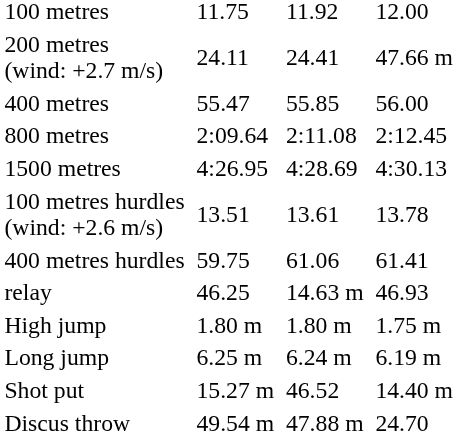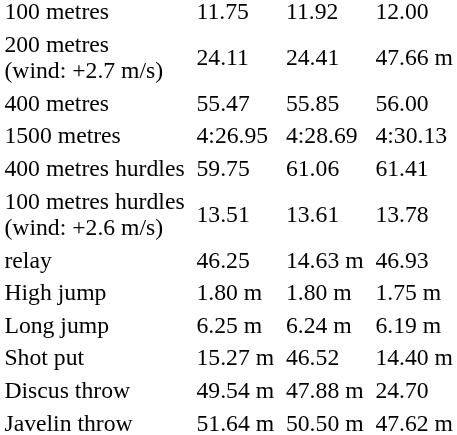- row: (57, 135)
rows swapped: (95, 214) <-> (95, 260)
+ row: (69, 422)
